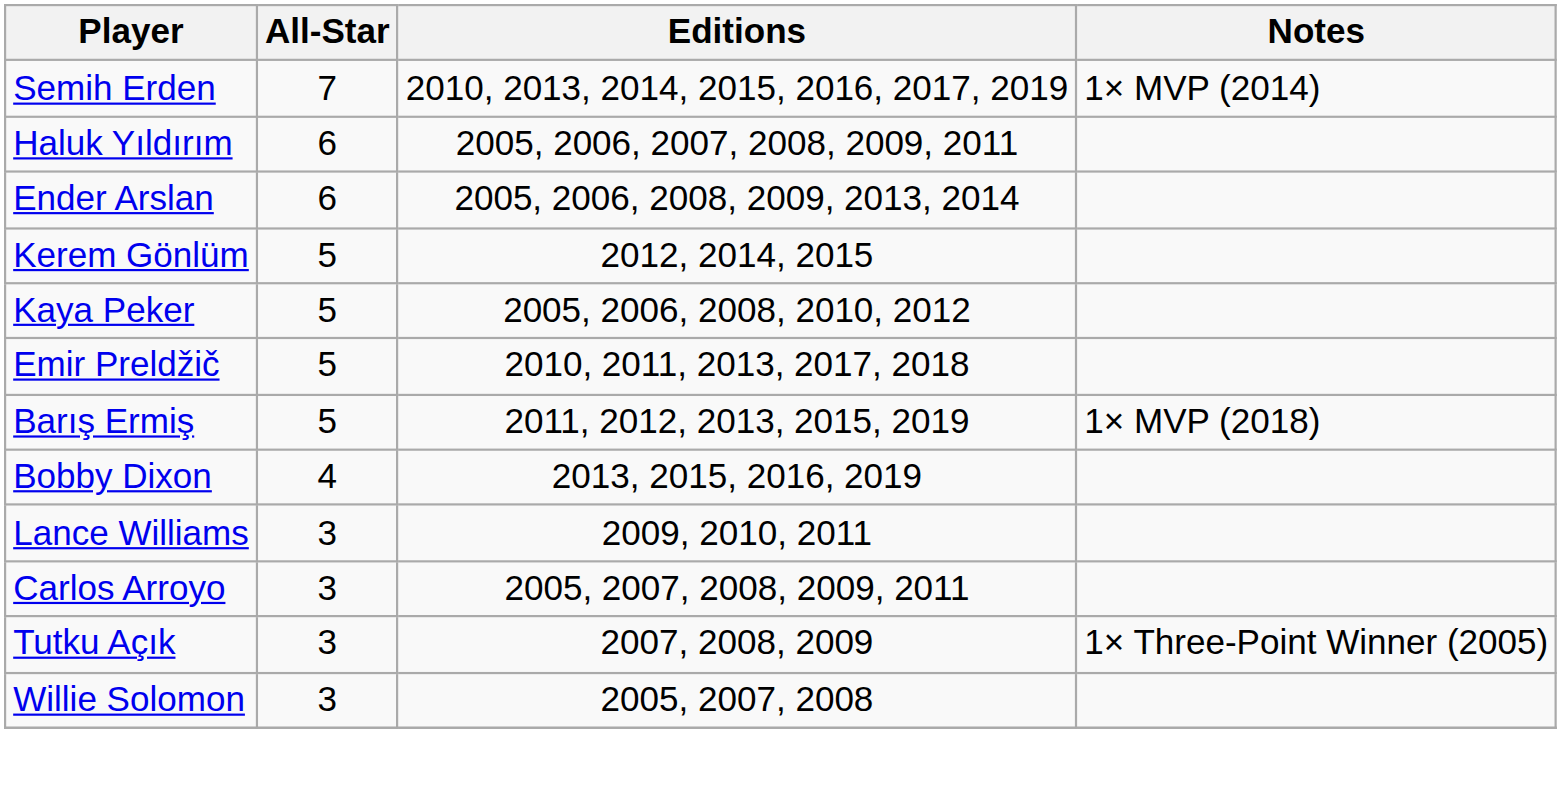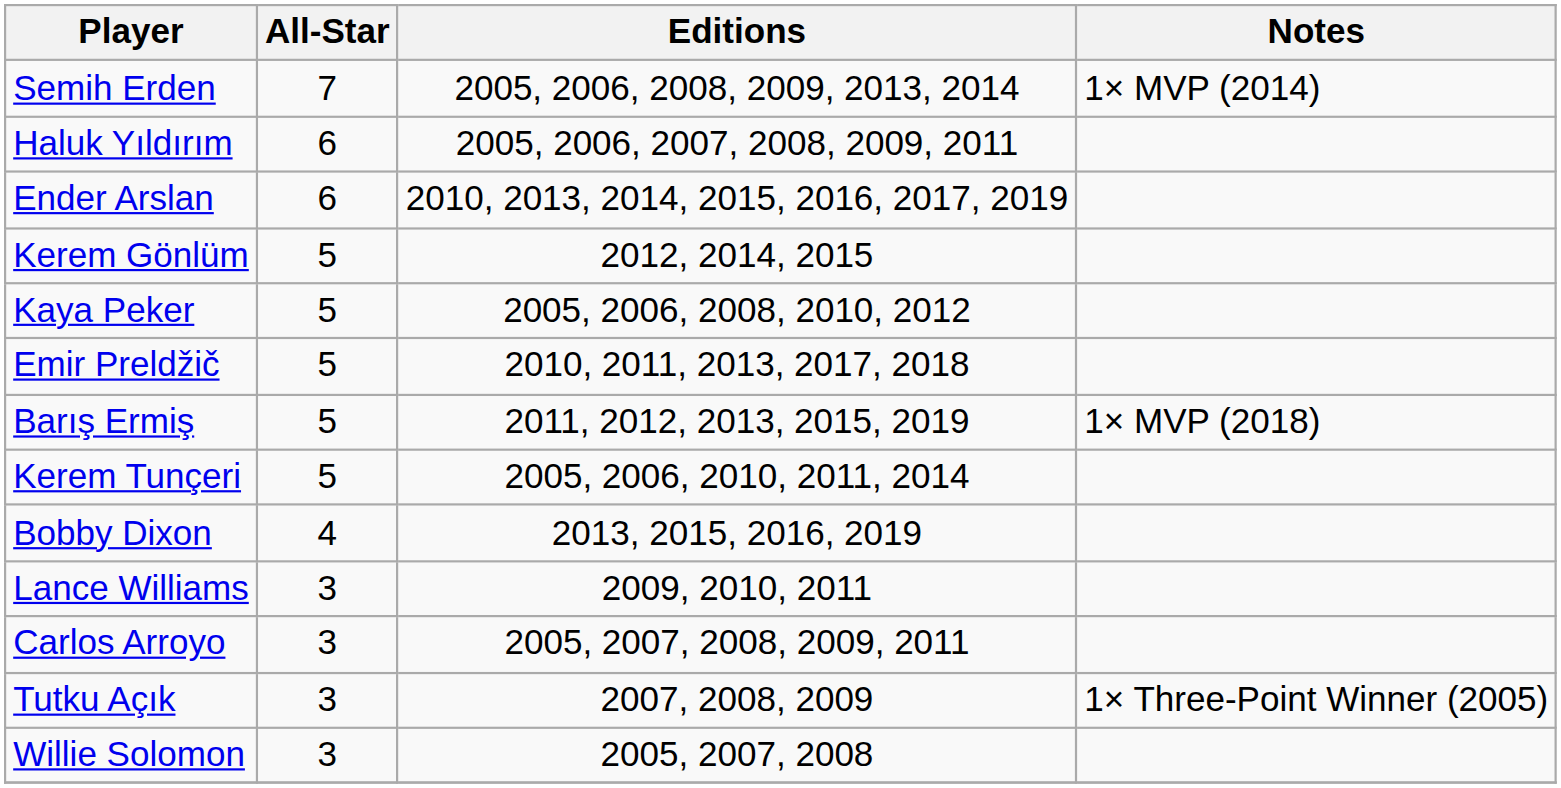(737, 87) 2010, 2013, 2014, 2015, 2016, 2017, 2019 -> (737, 87) 2005, 2006, 2008, 2009, 2013, 2014
(737, 198) 2005, 2006, 2008, 2009, 2013, 2014 -> (737, 198) 2010, 2013, 2014, 2015, 2016, 2017, 2019
+ row: (127, 476)
